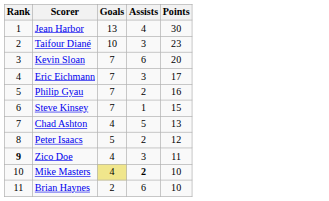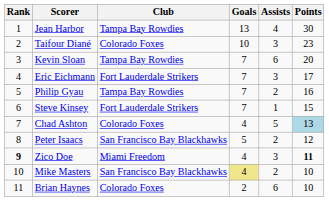+ column: (163, 12)
(176, 124) no background -> (308, 124) lightblue background
(176, 156) normal -> (308, 156) bold
(143, 172) bold -> (276, 172) normal
